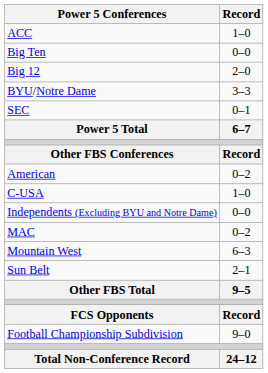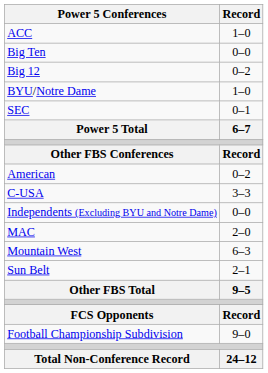(241, 71) 2–0 -> (241, 71) 0–2
(241, 91) 3–3 -> (241, 91) 1–0
(241, 193) 1–0 -> (241, 193) 3–3
(241, 231) 0–2 -> (241, 231) 2–0
